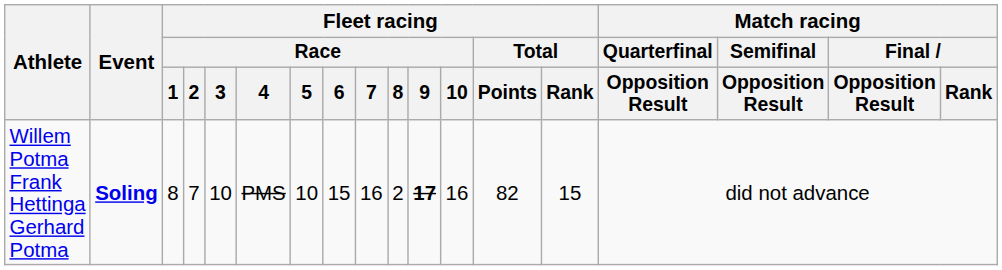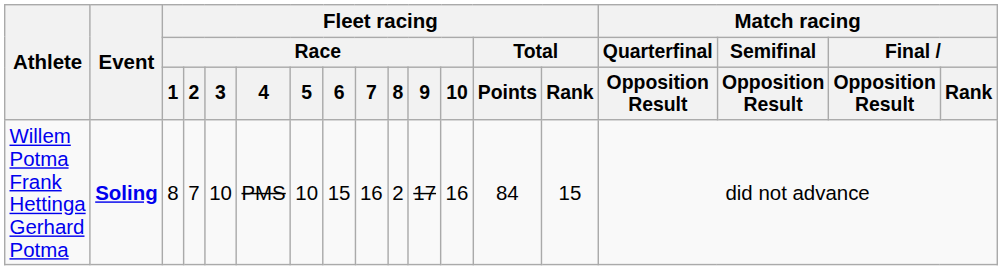(425, 193) bold -> (425, 193) normal
(507, 193) 82 -> (507, 193) 84
